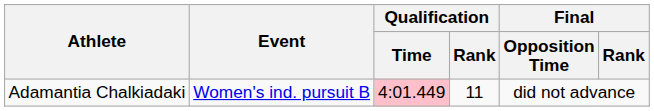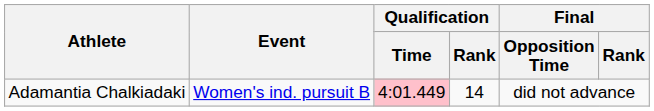(474, 92) 11 -> (474, 92) 14
